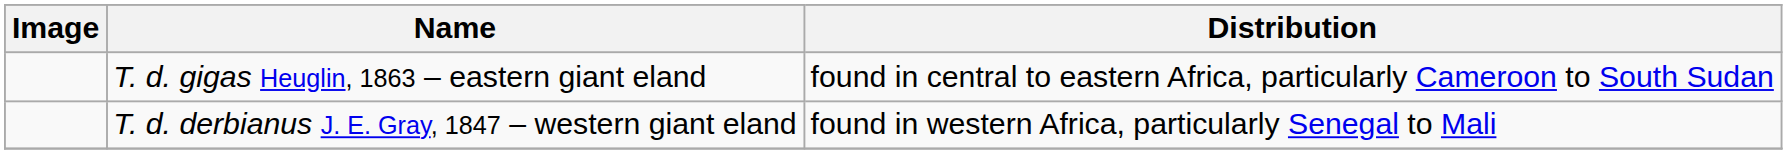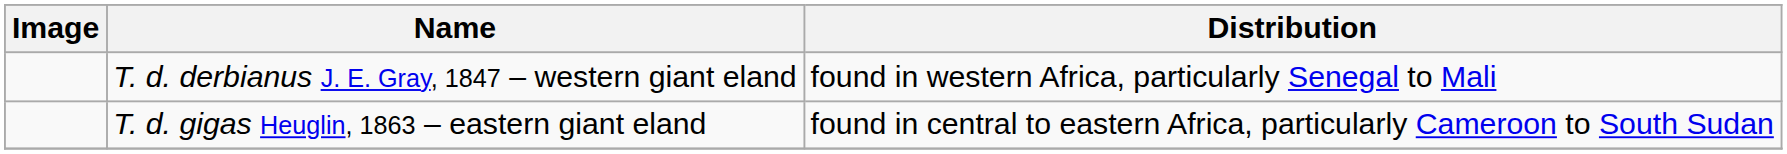rows swapped: (455, 124) <-> (410, 76)
